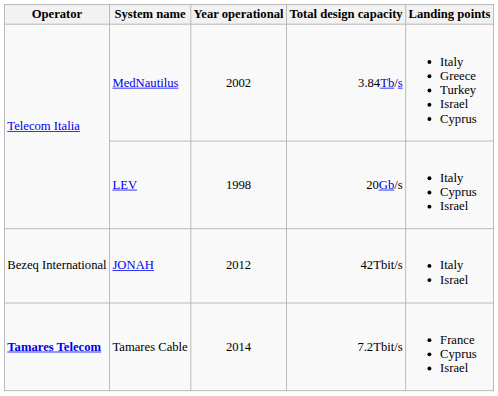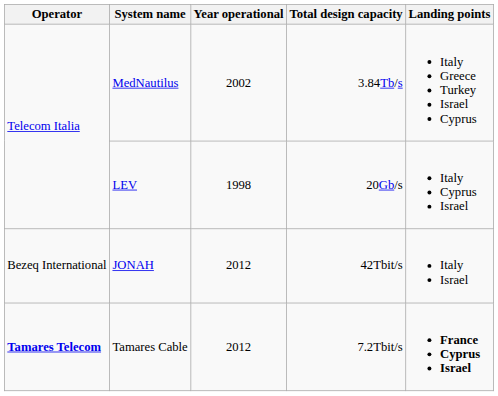(239, 346) 2014 -> (239, 346) 2012
(449, 354) normal -> (449, 354) bold
